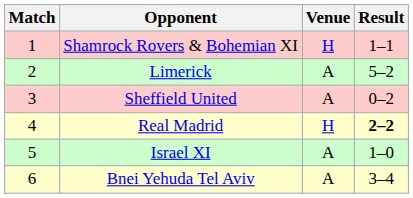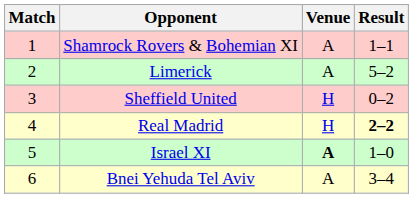(328, 44) H -> (328, 44) A
(328, 98) A -> (328, 98) H
(328, 152) normal -> (328, 152) bold
